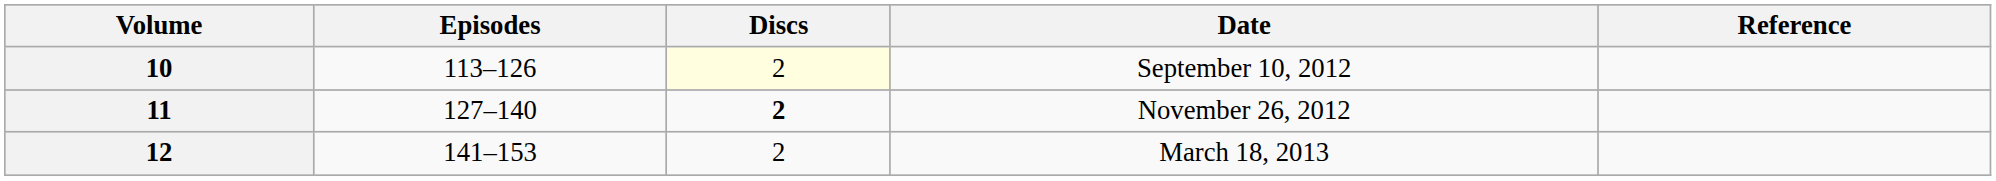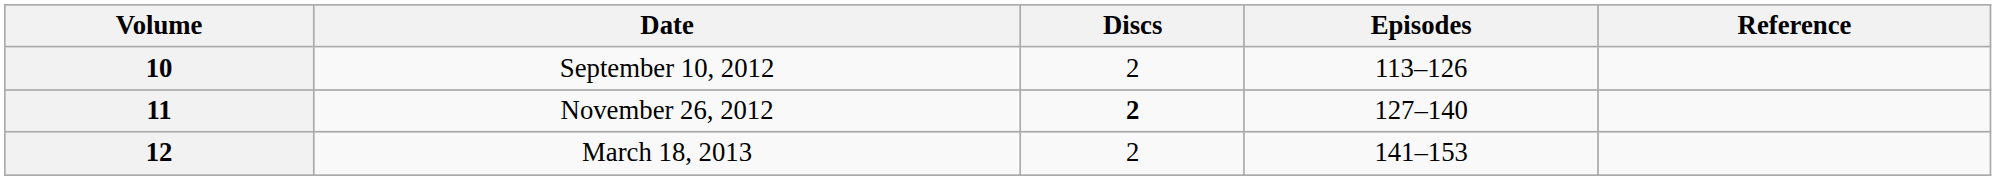columns swapped: (1244, 25) <-> (490, 25)
(779, 68) lightyellow background -> (1133, 68) no background
